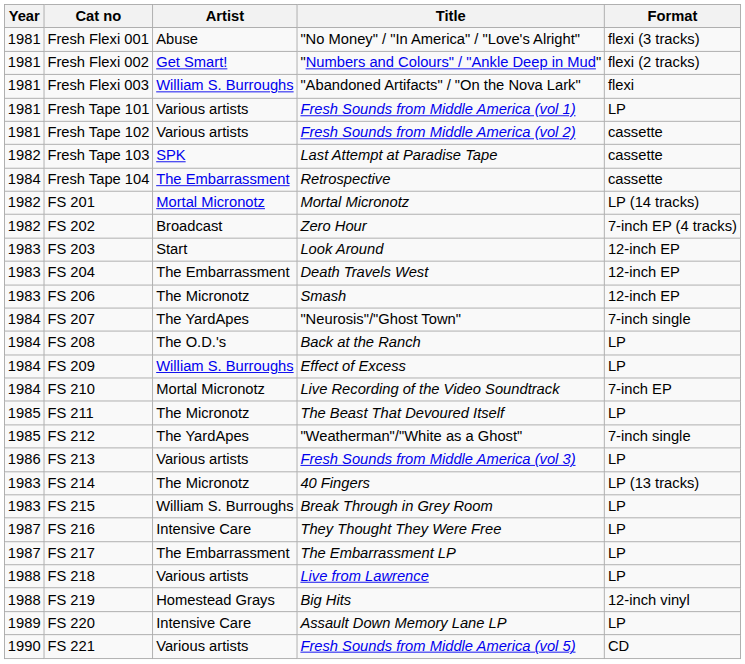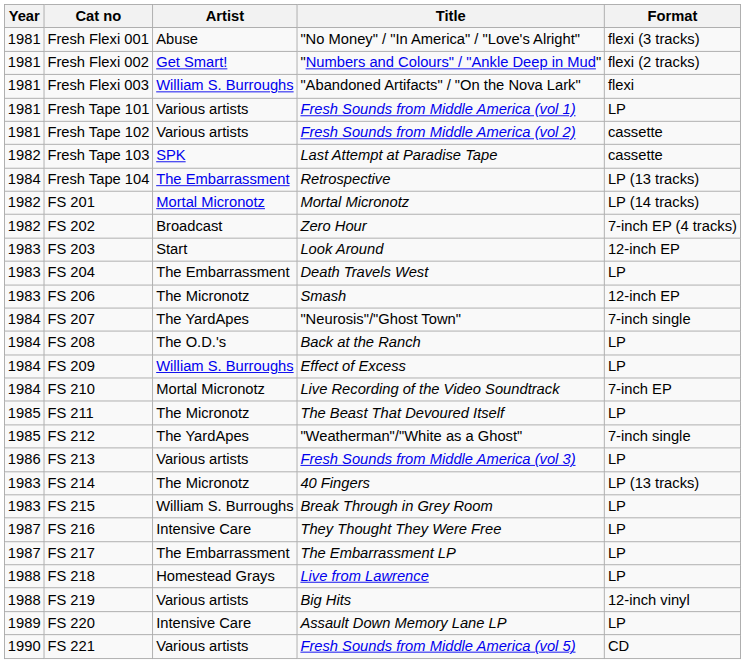(635, 179) cassette -> (654, 179) LP (13 tracks)
(644, 272) 12-inch EP -> (617, 272) LP
(202, 576) Various artists -> (215, 576) Homestead Grays
(215, 599) Homestead Grays -> (202, 599) Various artists
